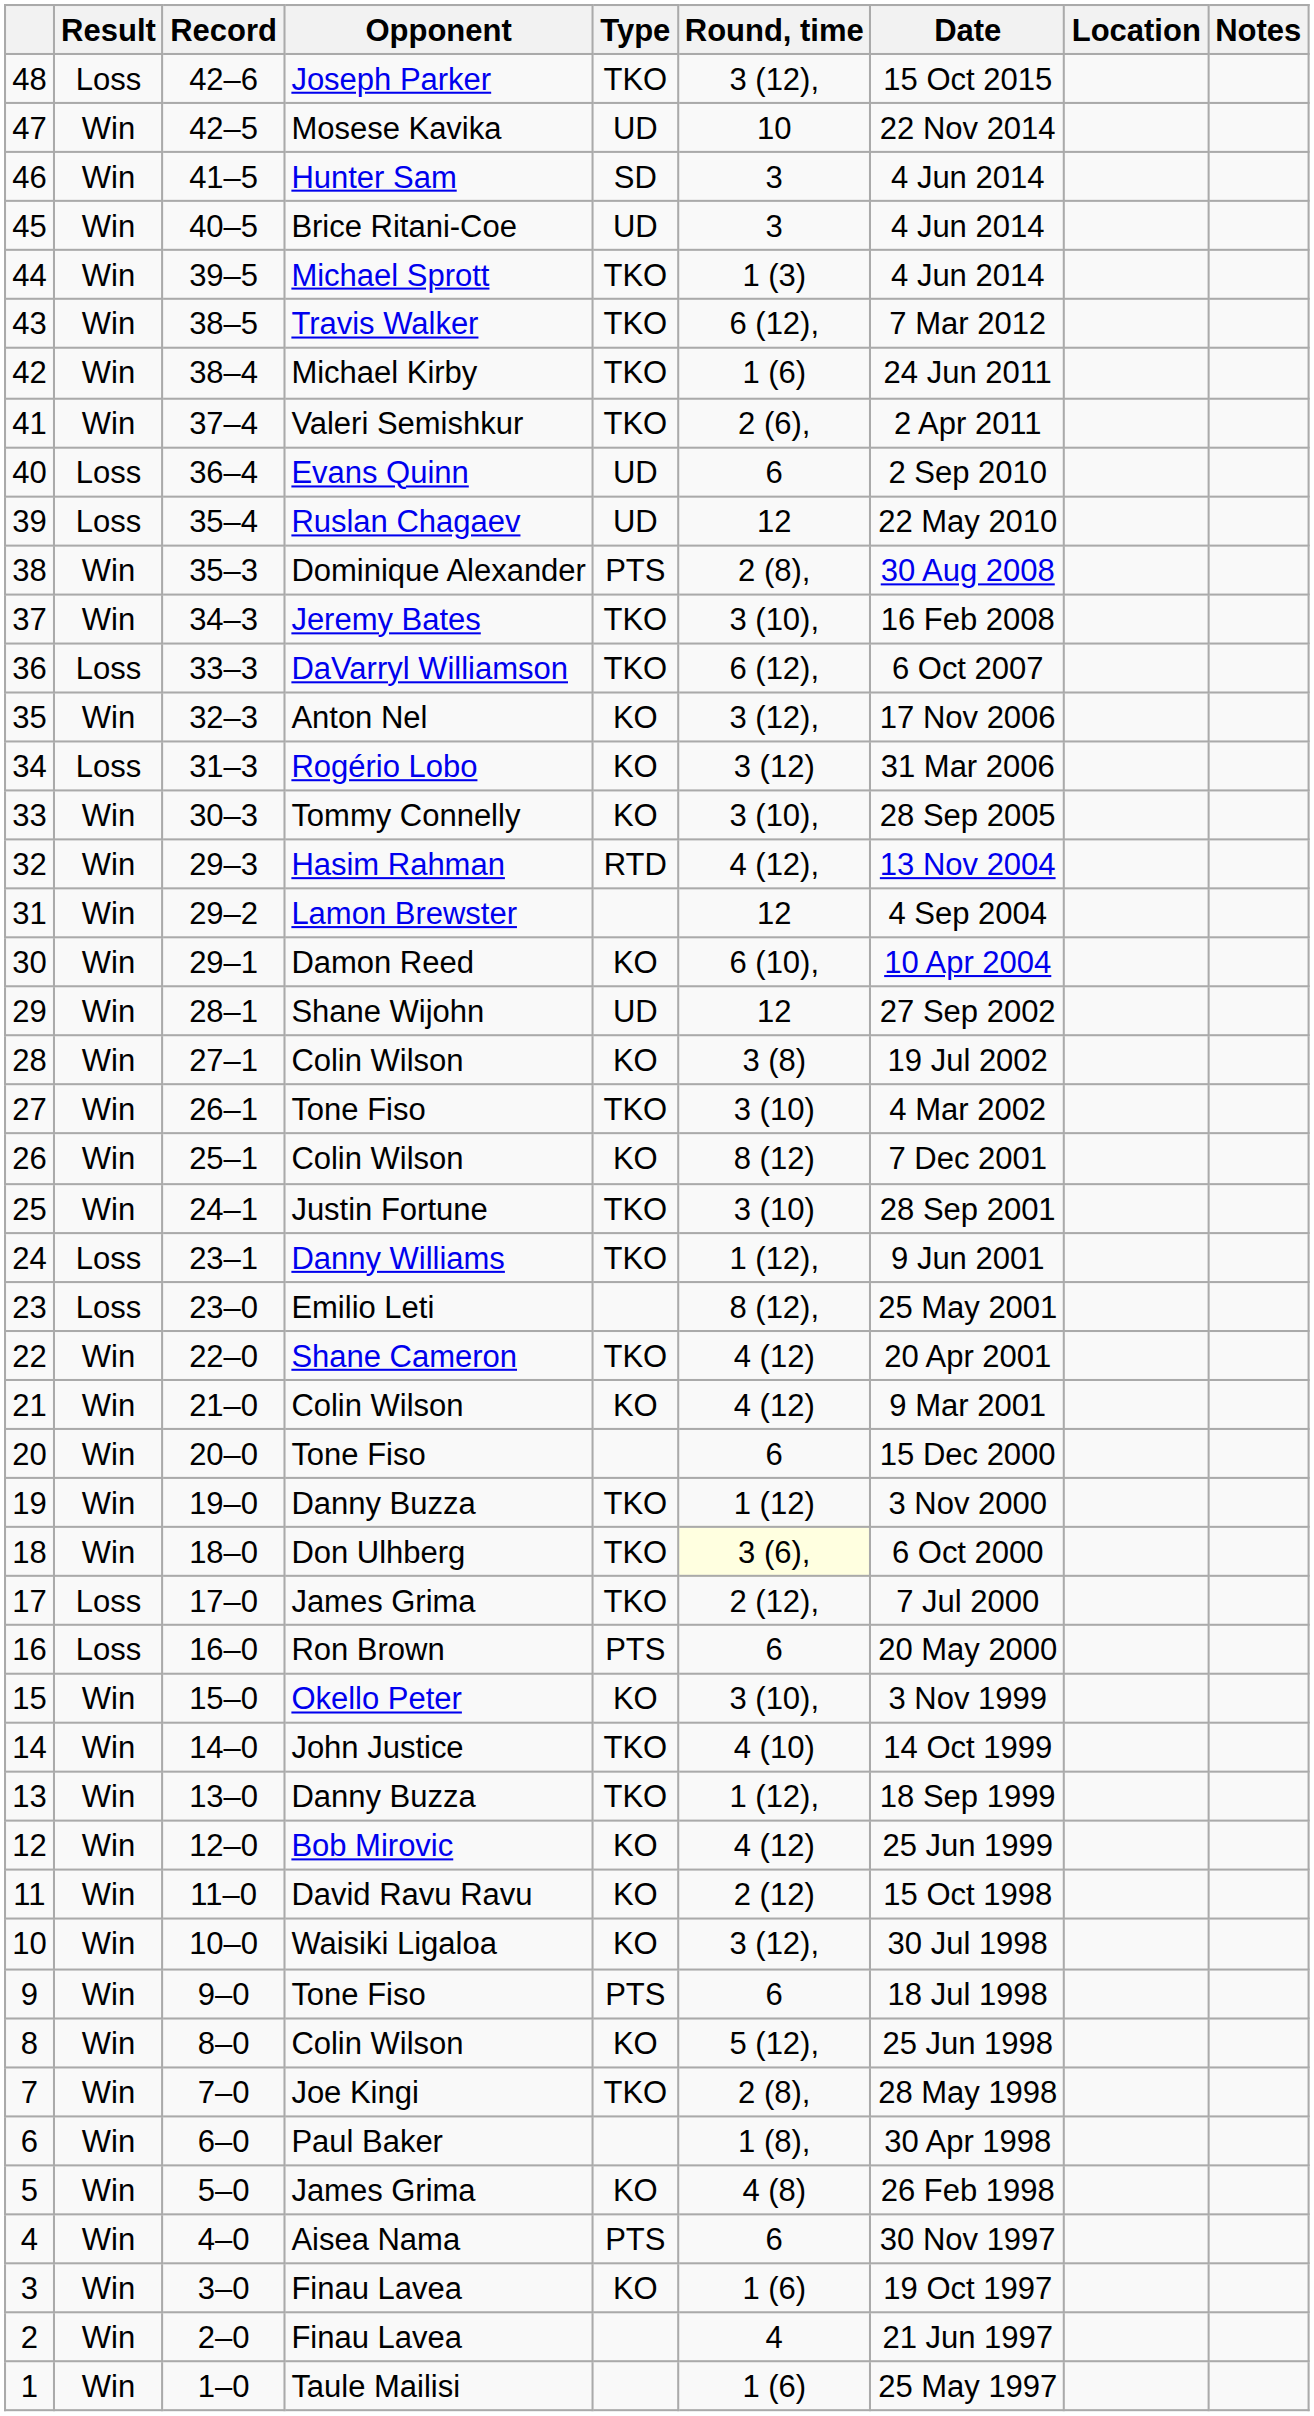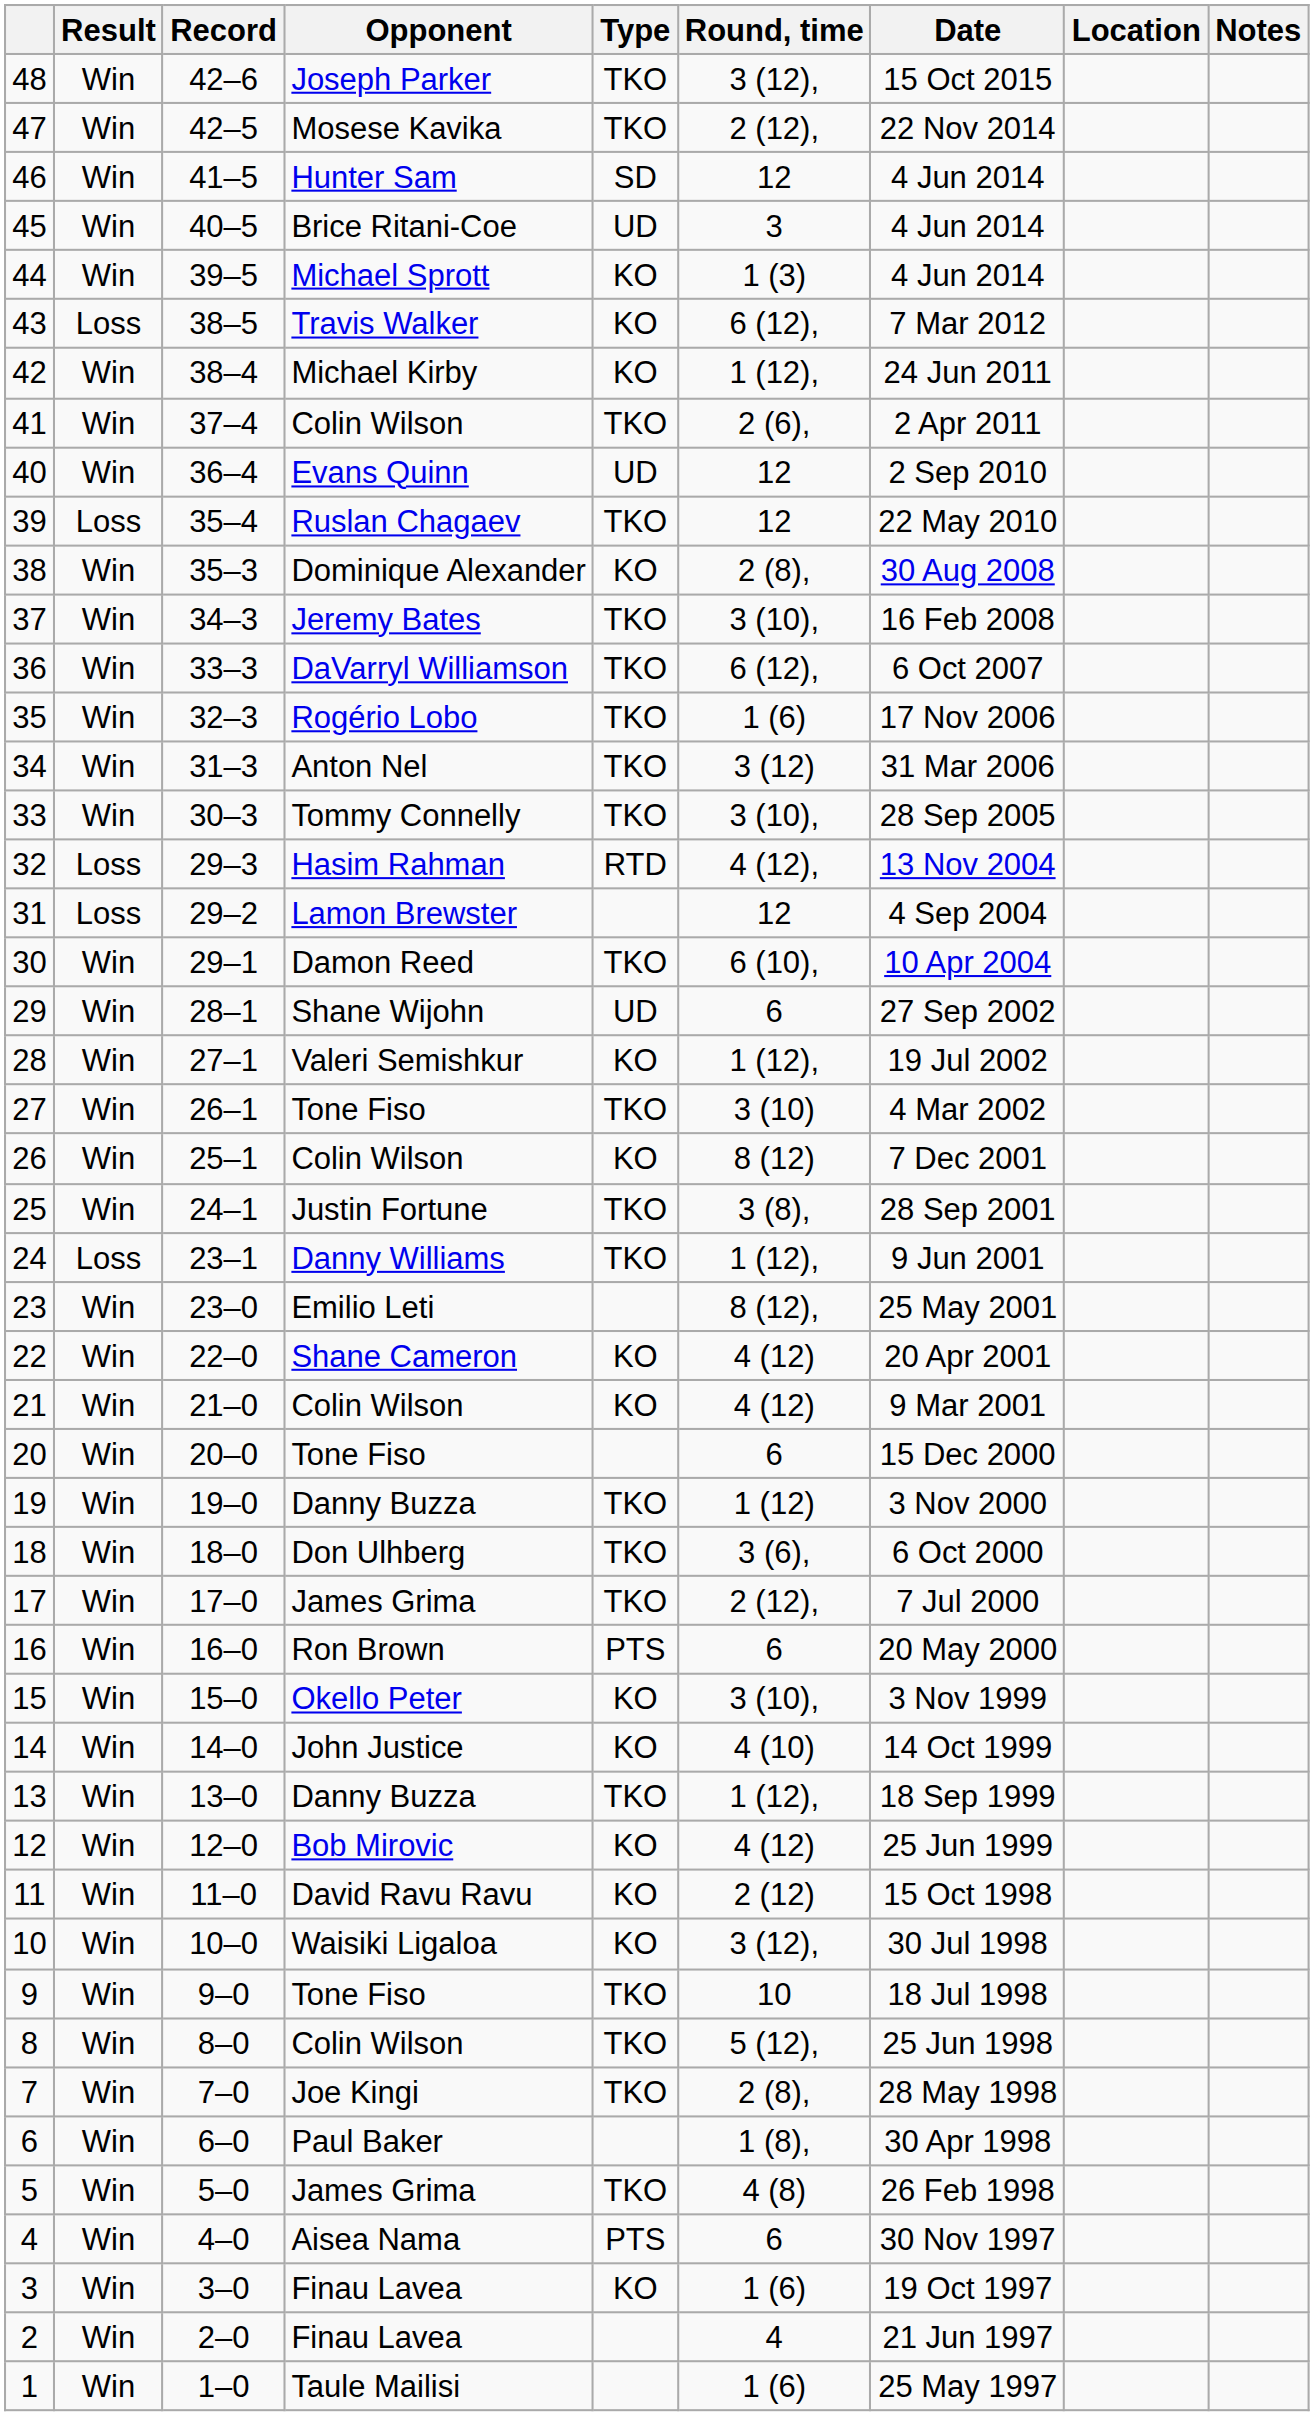(108, 79) Loss -> (108, 79) Win
(635, 128) UD -> (635, 128) TKO
(774, 128) 10 -> (774, 128) 2 (12),
(774, 177) 3 -> (774, 177) 12
(635, 275) TKO -> (635, 275) KO
(108, 324) Win -> (108, 324) Loss
(635, 324) TKO -> (635, 324) KO
(635, 373) TKO -> (635, 373) KO
(774, 373) 1 (6) -> (774, 373) 1 (12),
(407, 422) Valeri Semishkur -> (377, 422) Colin Wilson
(108, 472) Loss -> (108, 472) Win
(774, 472) 6 -> (774, 472) 12
(635, 521) UD -> (635, 521) TKO
(635, 570) PTS -> (635, 570) KO
(108, 668) Loss -> (108, 668) Win
(359, 717) Anton Nel -> (384, 717) Rogério Lobo
(635, 717) KO -> (635, 717) TKO
(774, 717) 3 (12), -> (774, 717) 1 (6)
(108, 766) Loss -> (108, 766) Win
(384, 766) Rogério Lobo -> (359, 766) Anton Nel
(635, 766) KO -> (635, 766) TKO
(635, 815) KO -> (635, 815) TKO
(108, 864) Win -> (108, 864) Loss
(108, 913) Win -> (108, 913) Loss
(635, 962) KO -> (635, 962) TKO
(774, 1012) 12 -> (774, 1012) 6
(377, 1061) Colin Wilson -> (407, 1061) Valeri Semishkur
(774, 1061) 3 (8) -> (774, 1061) 1 (12),
(774, 1208) 3 (10) -> (774, 1208) 3 (8),
(108, 1306) Loss -> (108, 1306) Win
(635, 1355) TKO -> (635, 1355) KO
(774, 1551) lightyellow background -> (774, 1551) no background
(108, 1601) Loss -> (108, 1601) Win
(108, 1650) Loss -> (108, 1650) Win
(635, 1748) TKO -> (635, 1748) KO
(635, 1993) PTS -> (635, 1993) TKO
(774, 1993) 6 -> (774, 1993) 10
(635, 2042) KO -> (635, 2042) TKO
(635, 2190) KO -> (635, 2190) TKO
